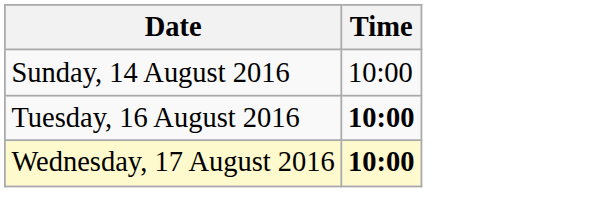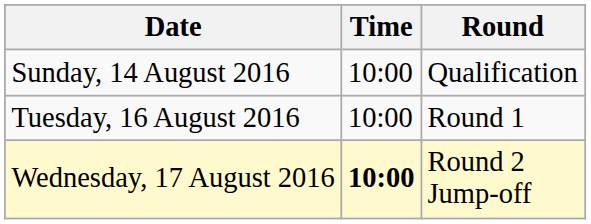+ column: (503, 27)
(381, 117) bold -> (380, 117) normal
